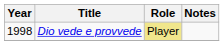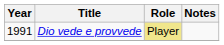(20, 31) 1998 -> (20, 31) 1991
